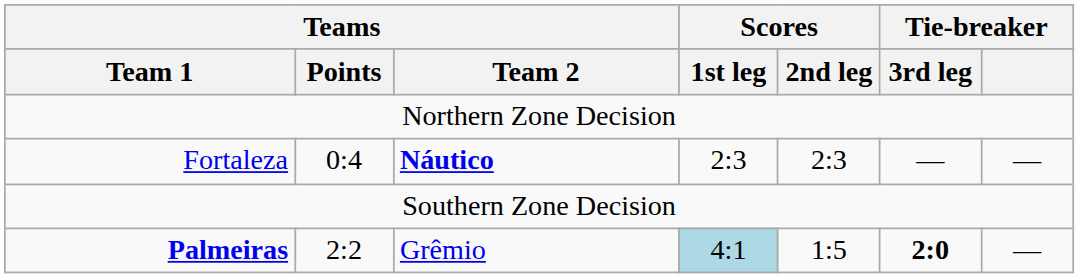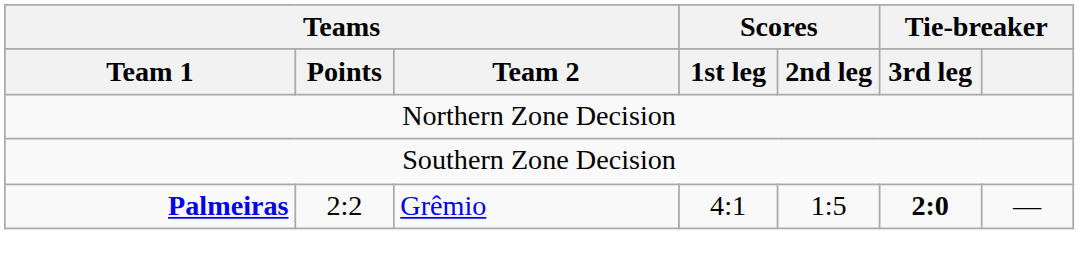- row: (236, 160)
(729, 250) lightblue background -> (728, 205) no background
